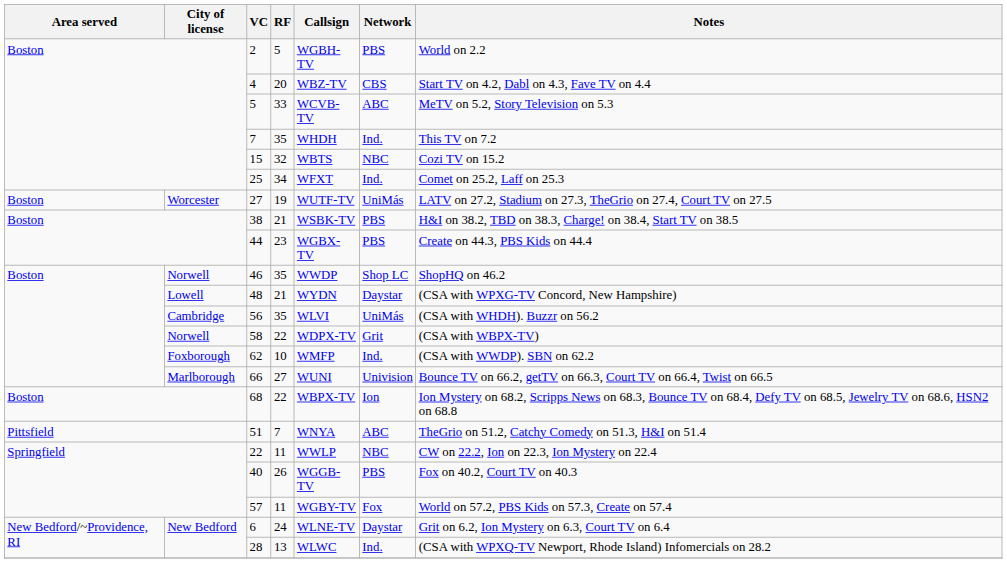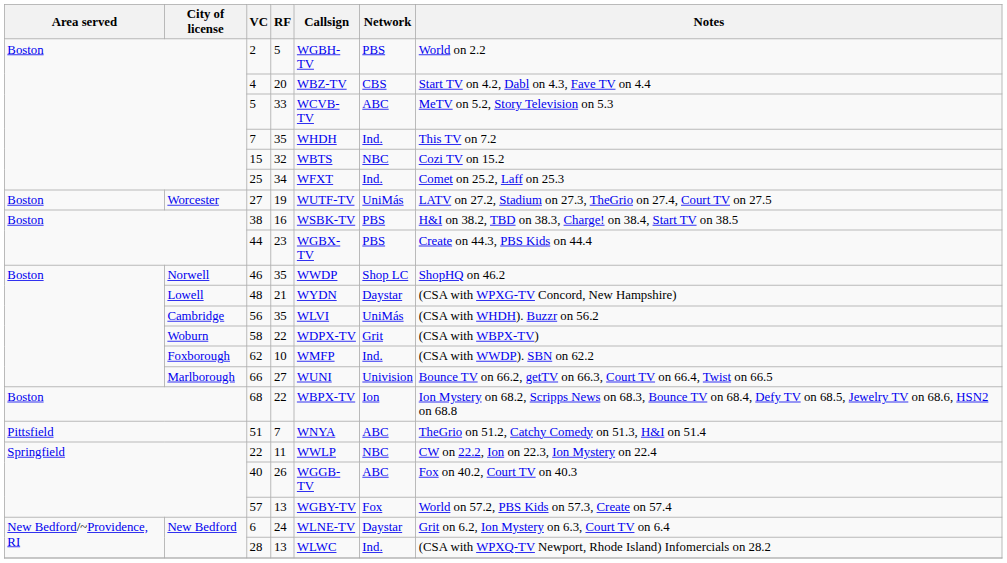(280, 220) 21 -> (280, 220) 16
(188, 336) Norwell -> (188, 336) Woburn
(374, 472) PBS -> (376, 472) ABC
(280, 507) 11 -> (280, 507) 13
